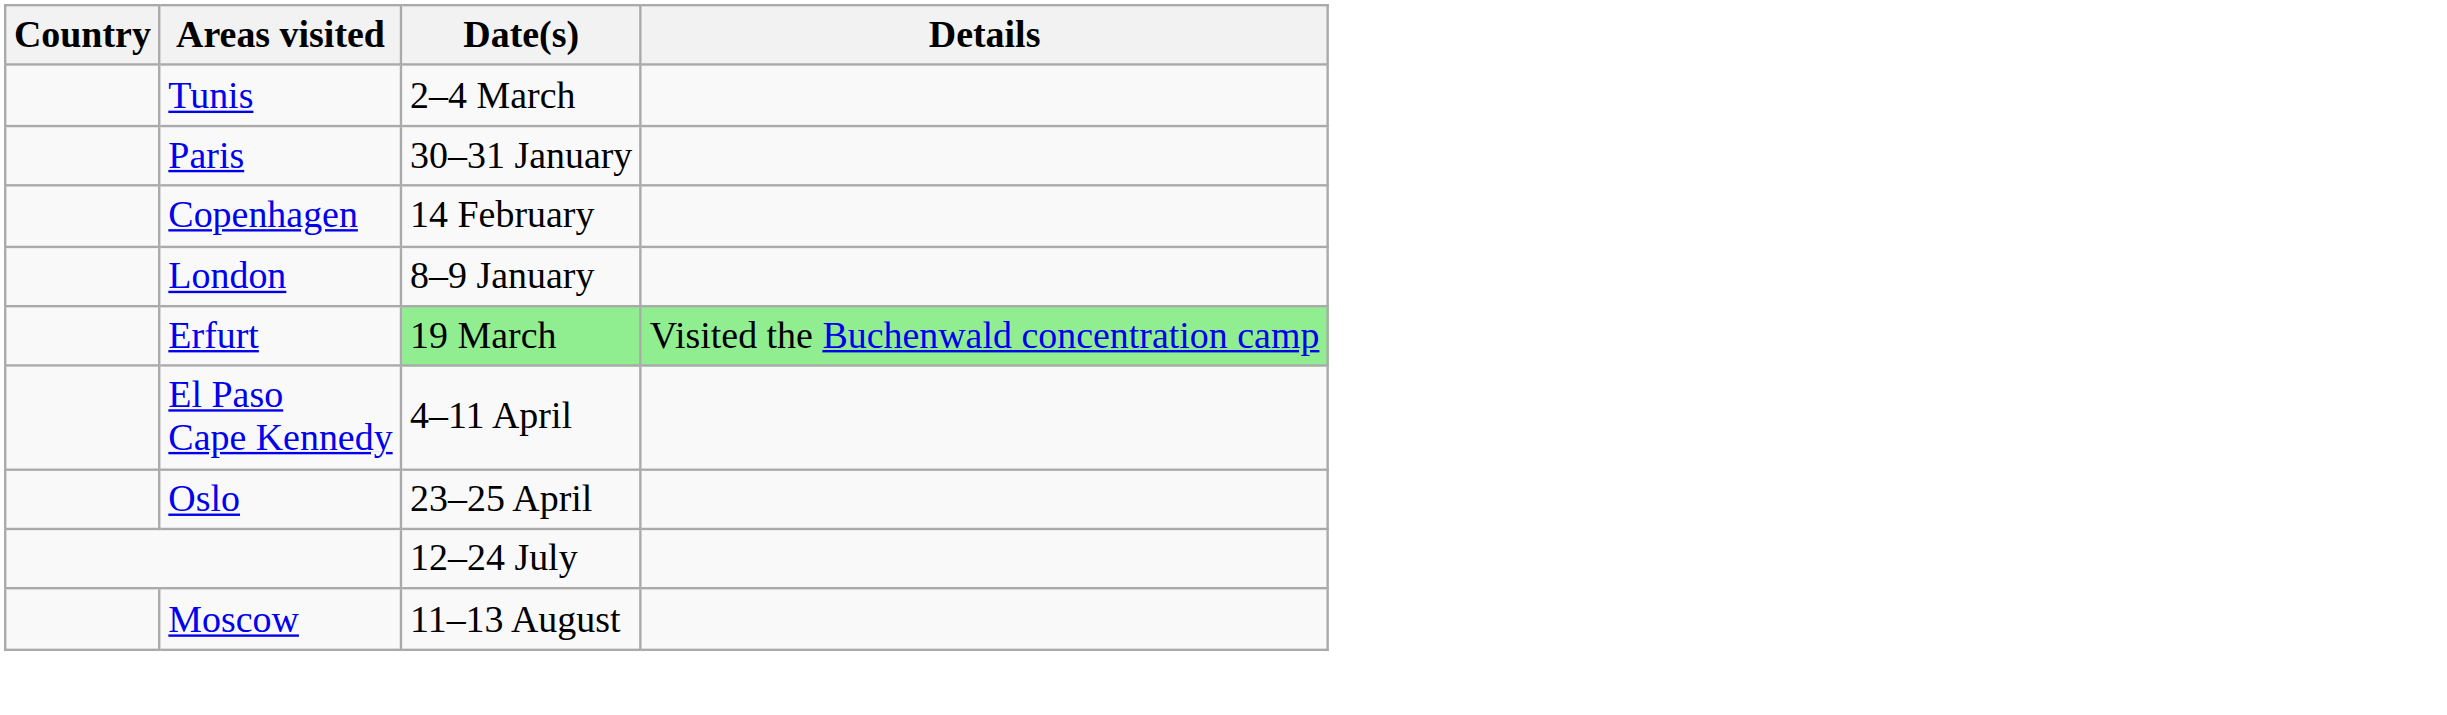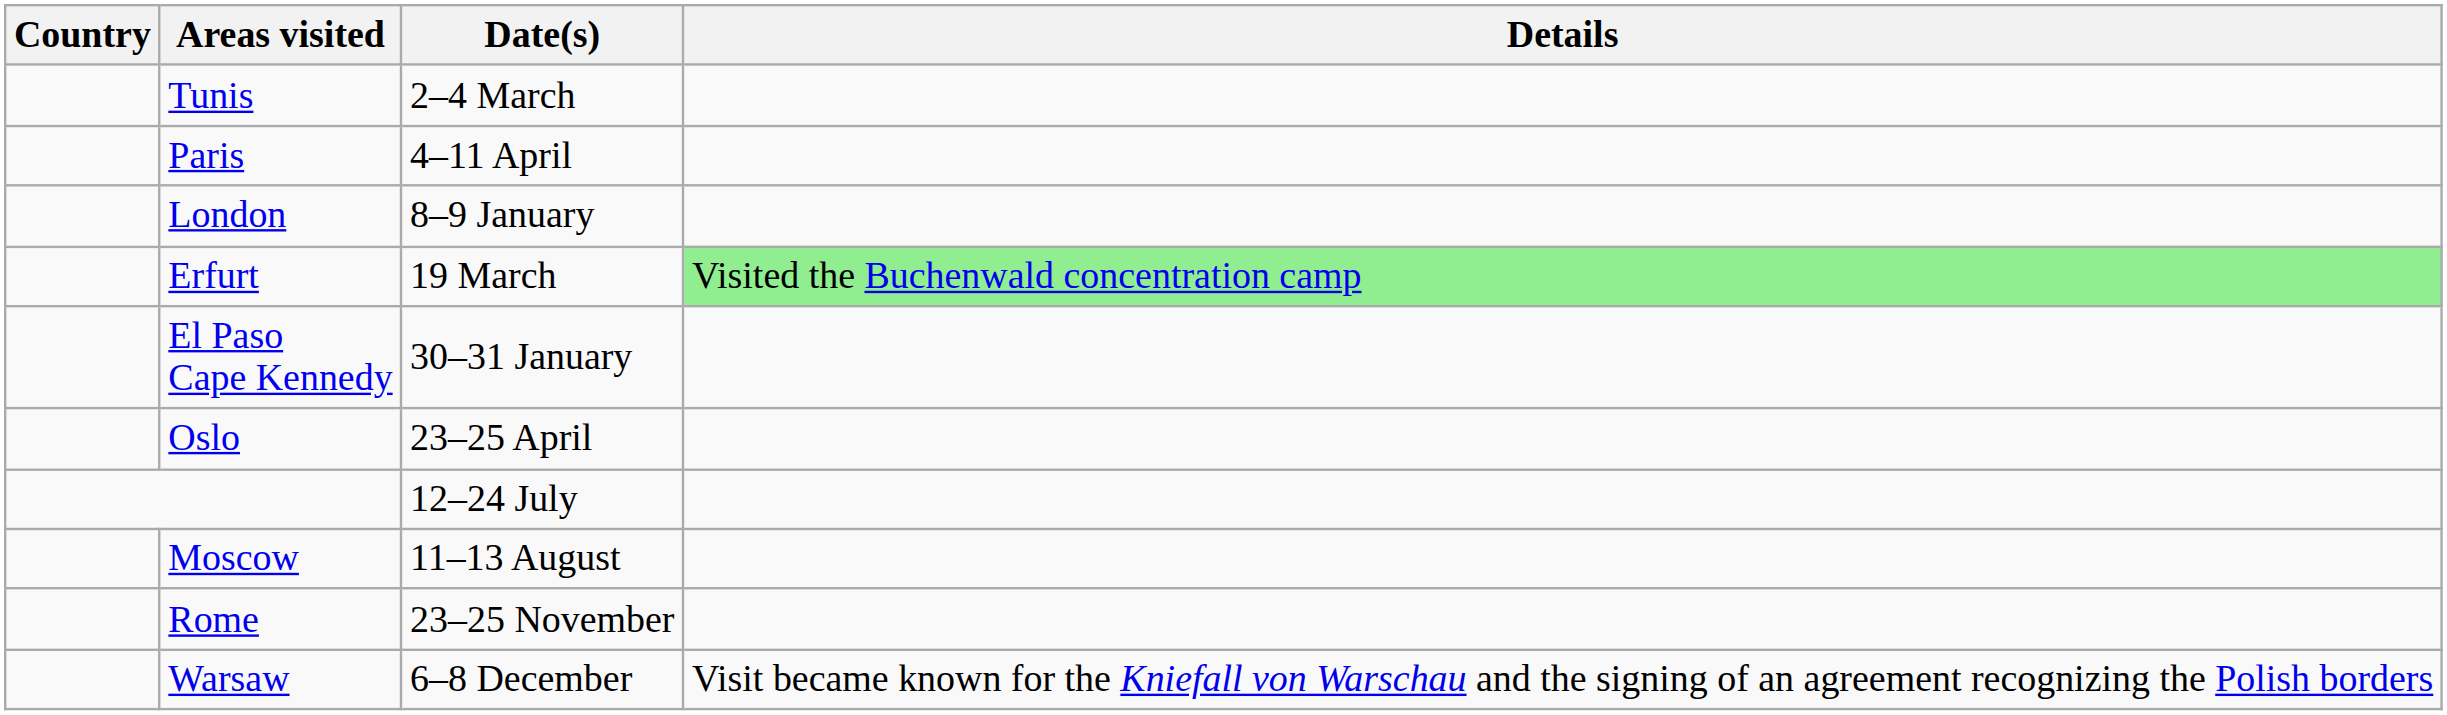(521, 154) 30–31 January -> (491, 154) 4–11 April
- row: (263, 214)
(483, 335) lightgreen background -> (483, 275) no background
(491, 416) 4–11 April -> (521, 356) 30–31 January
+ row: (214, 618)
+ row: (229, 678)
